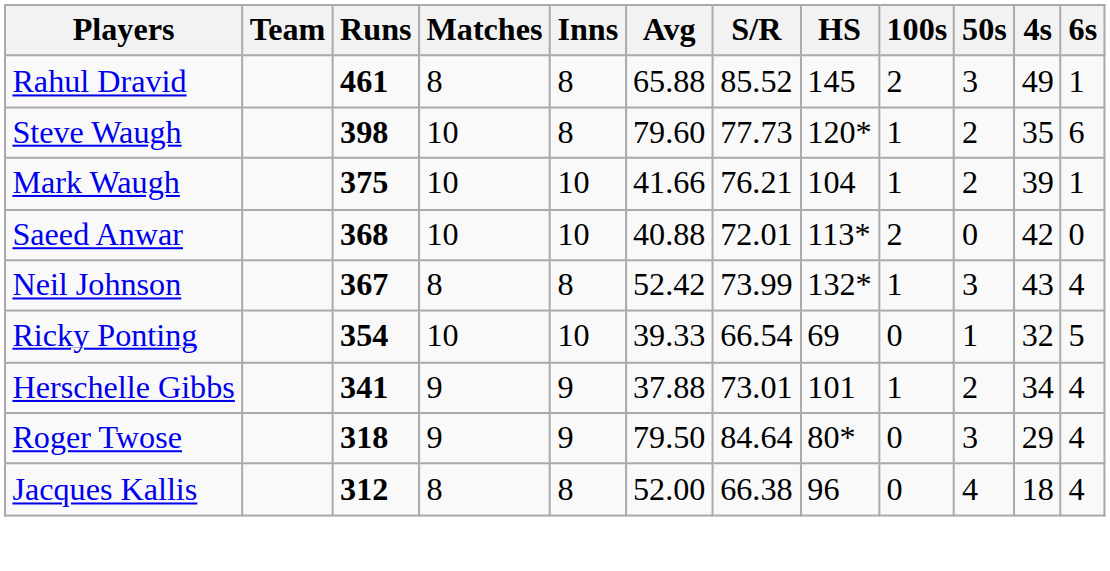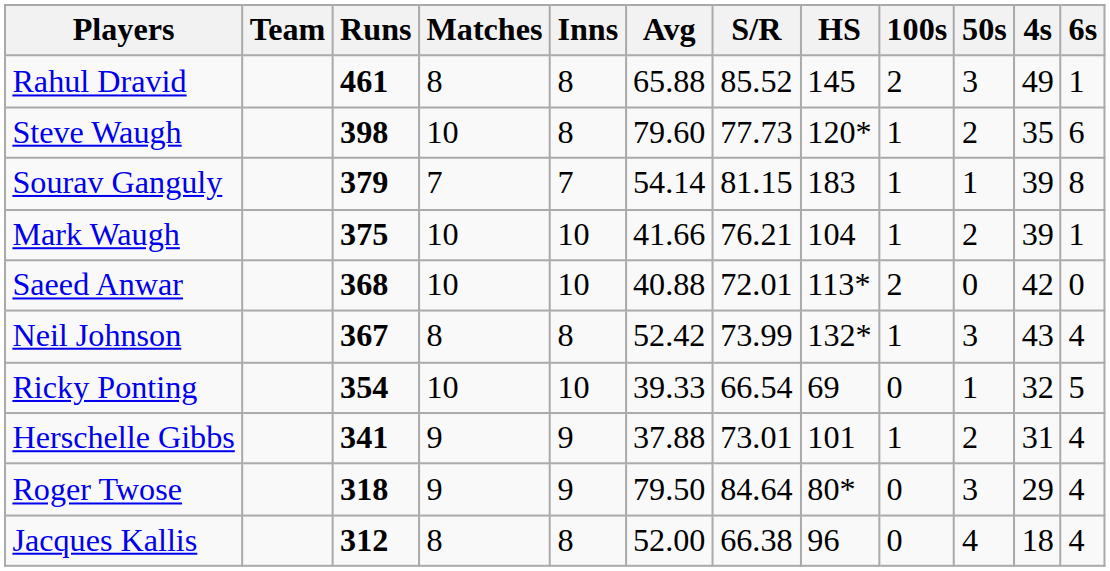+ row: (117, 183)
(1038, 387) 34 -> (1038, 438) 31
